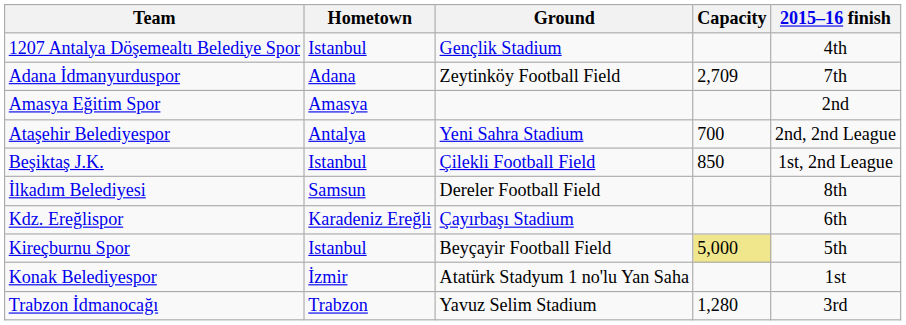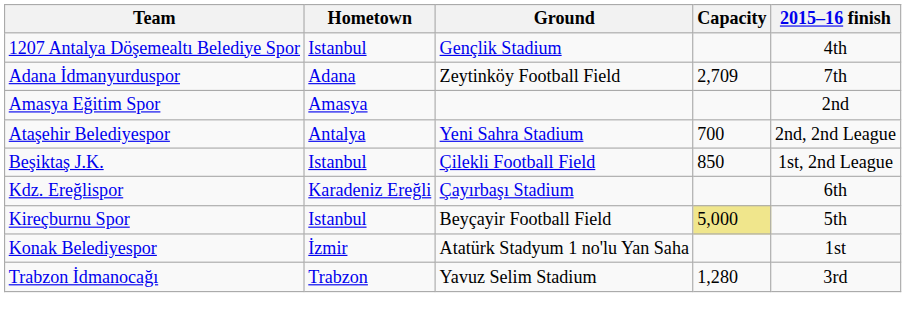- row: (77, 190)
